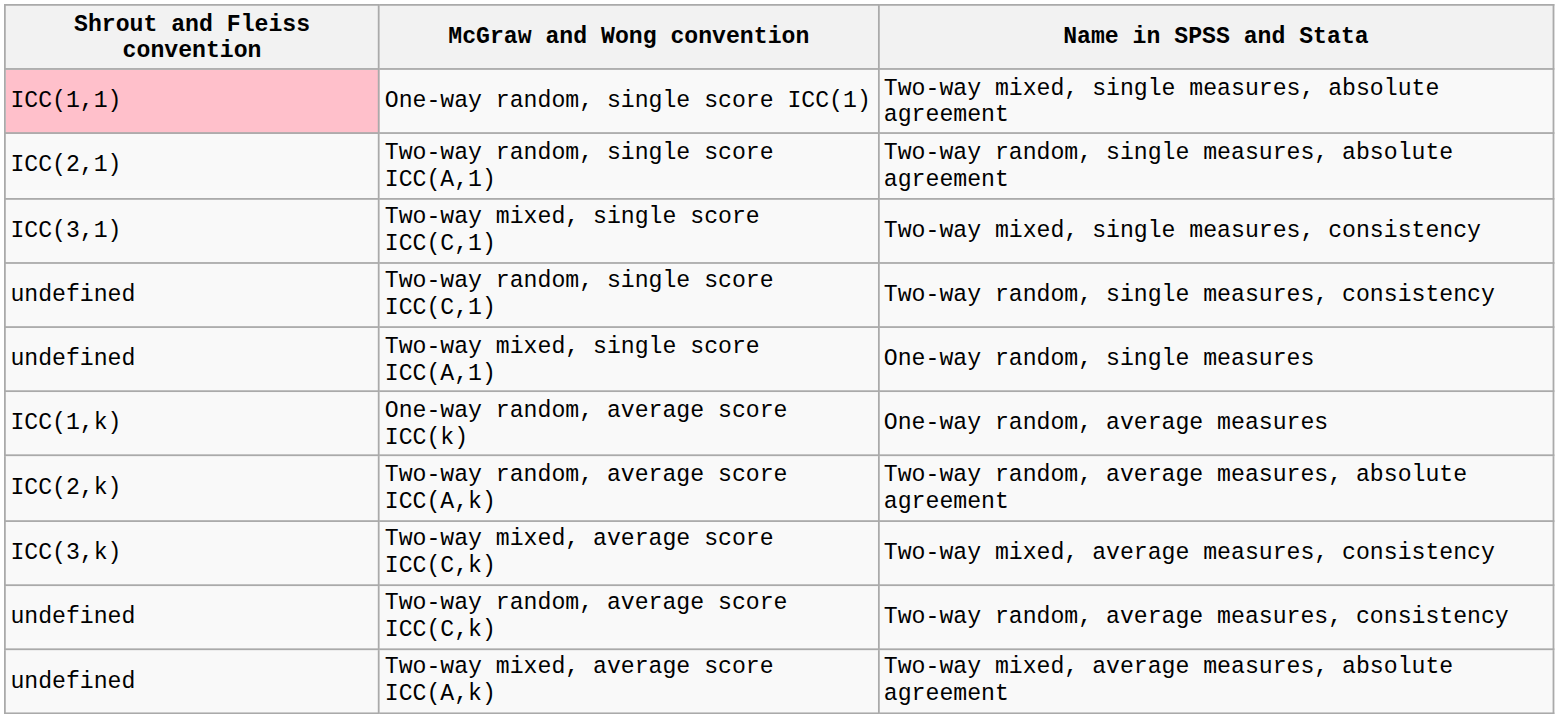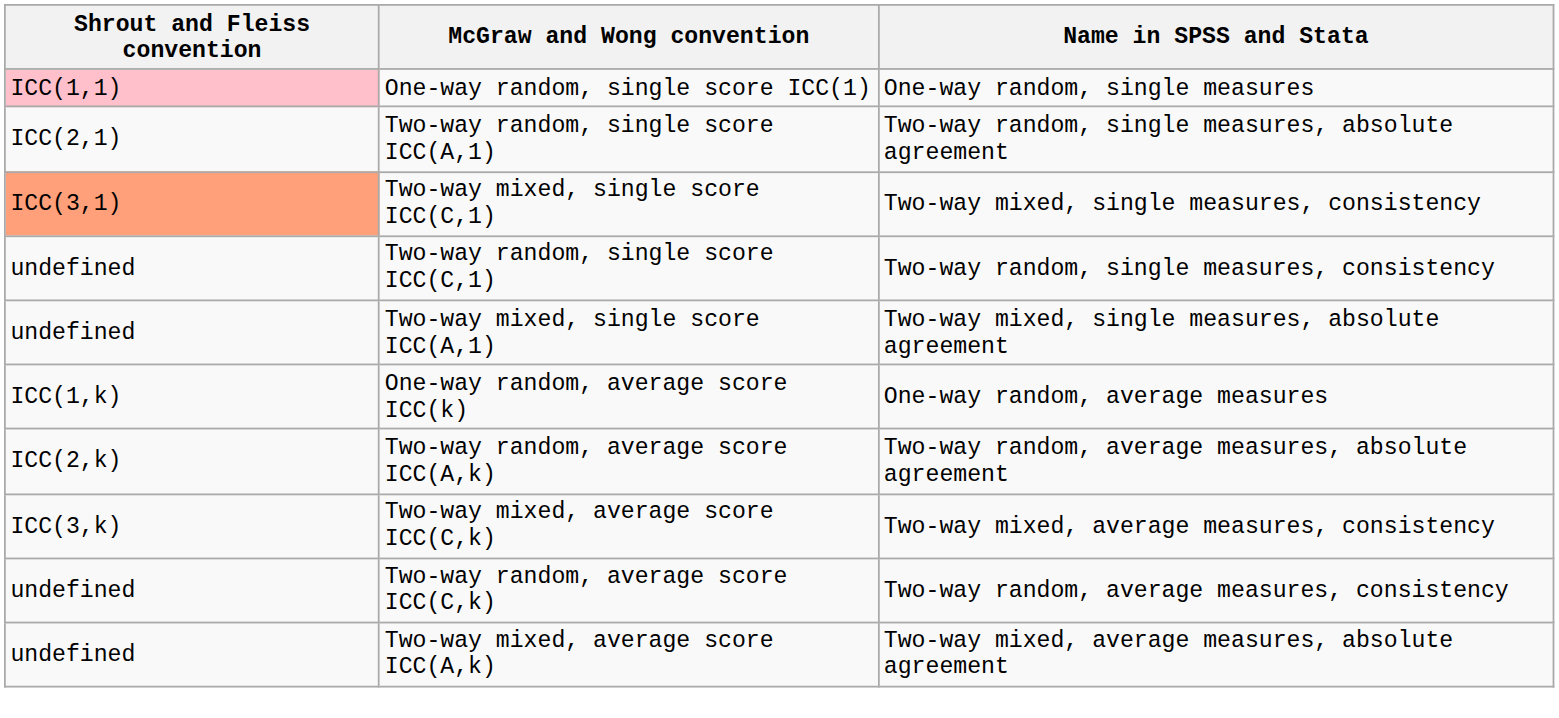(1162, 102) Two-way mixed, single measures, absolute agreement -> (1099, 88) One-way random, single measures
(66, 230) no background -> (66, 204) lightsalmon background
(1099, 359) One-way random, single measures -> (1162, 332) Two-way mixed, single measures, absolute agreement
